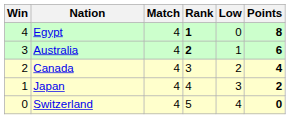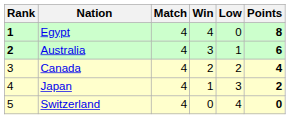columns swapped: (199, 13) <-> (18, 13)
